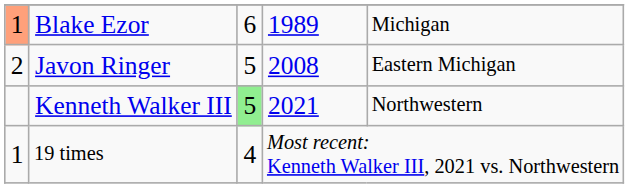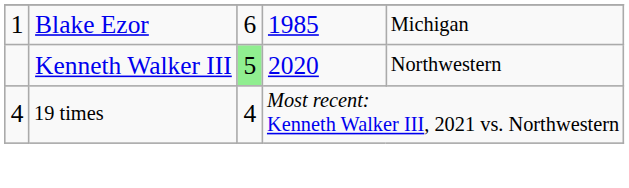(17, 24) lightsalmon background -> (17, 24) no background
(293, 24) 1989 -> (293, 24) 1985
- row: (103, 65)
(293, 105) 2021 -> (293, 65) 2020
(17, 154) 1 -> (17, 113) 4
